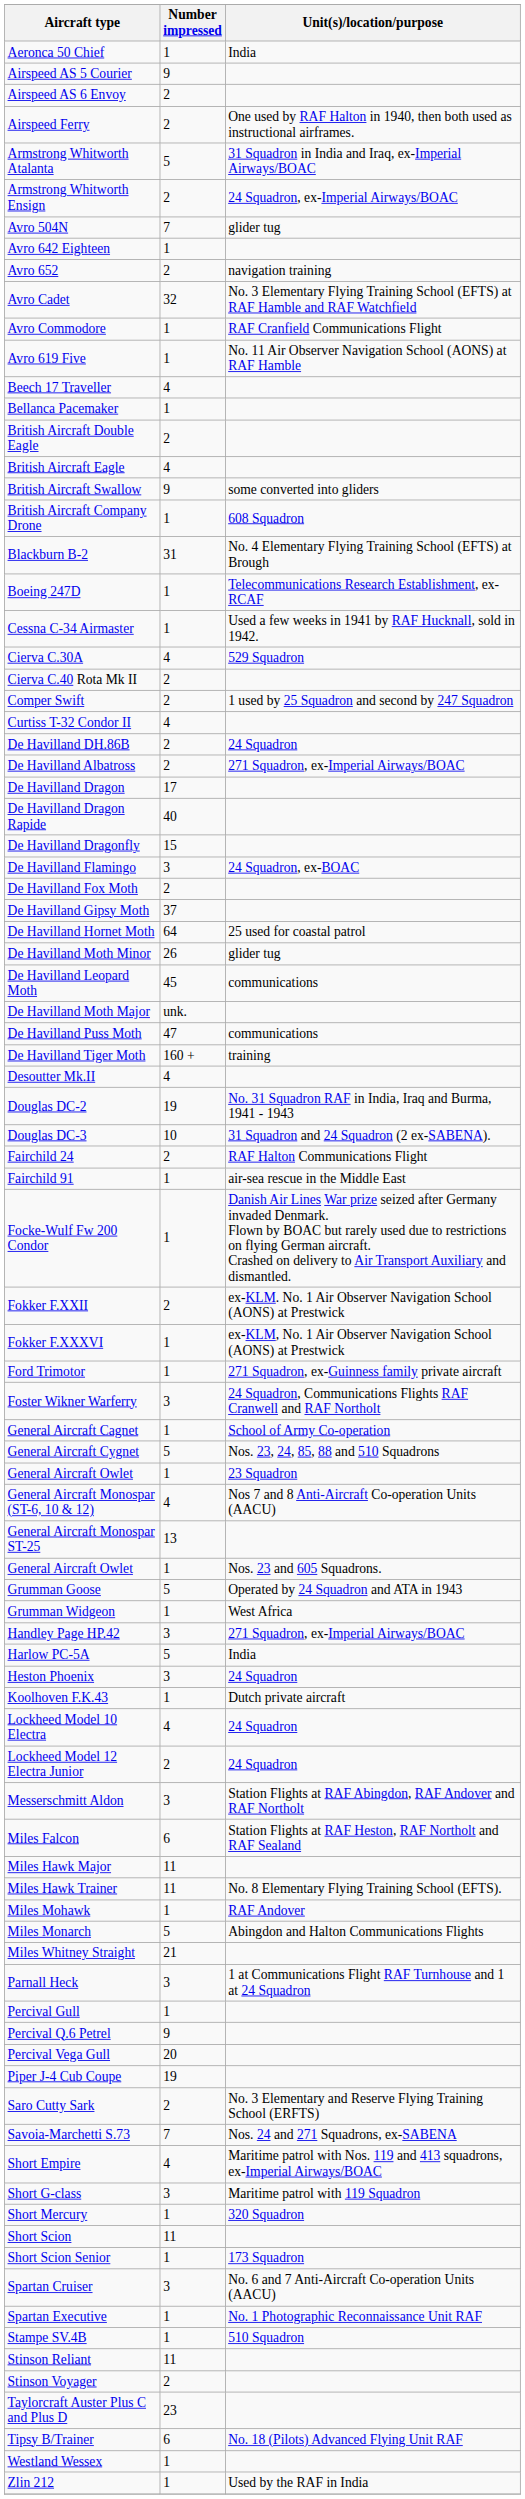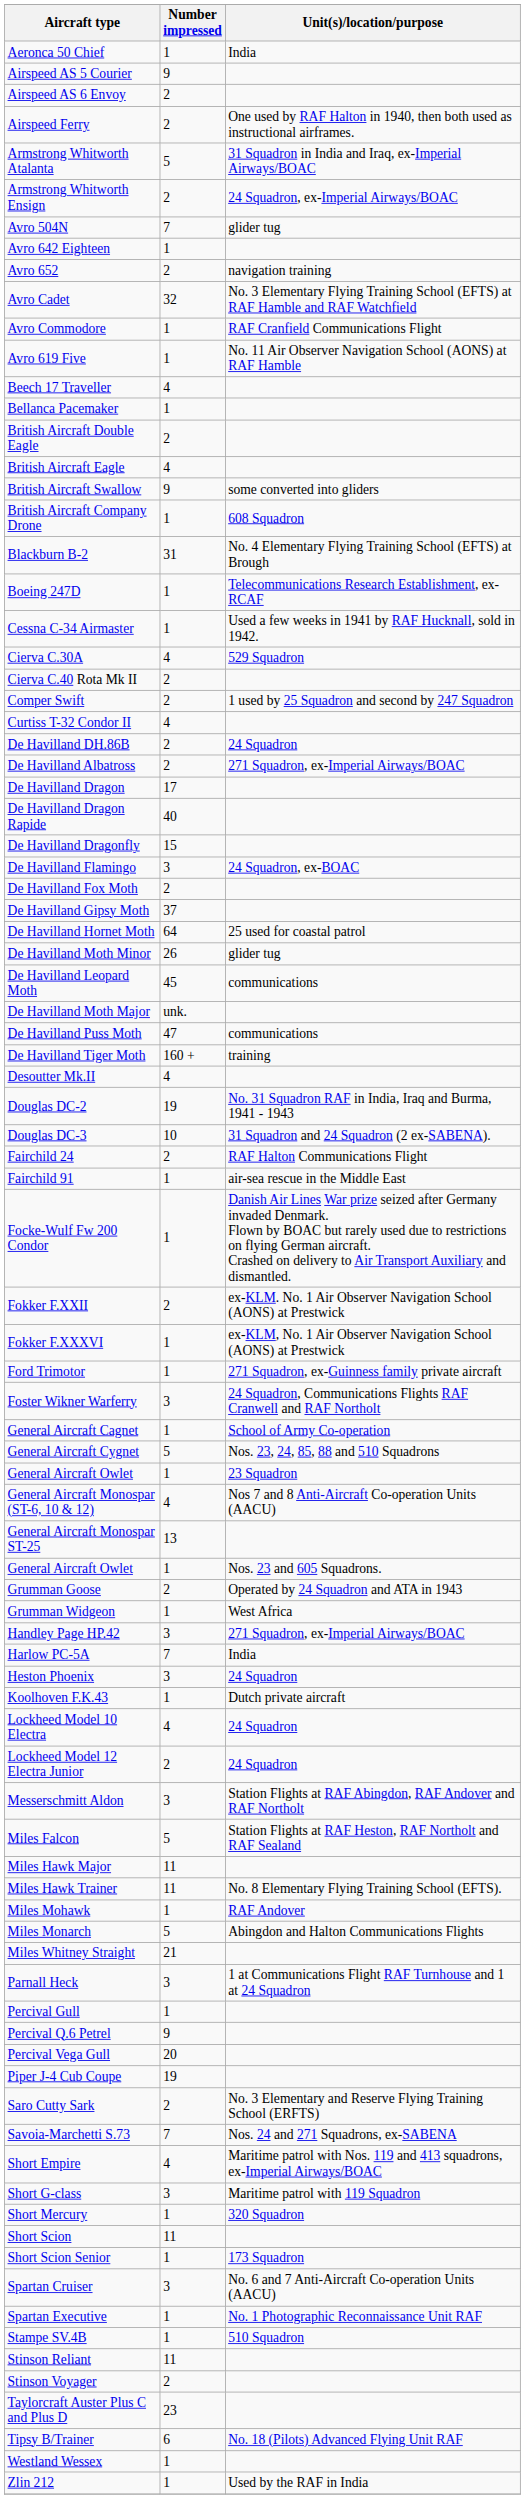(167, 1590) 5 -> (167, 1590) 2
(167, 1655) 5 -> (167, 1655) 7
(167, 1838) 6 -> (167, 1838) 5
